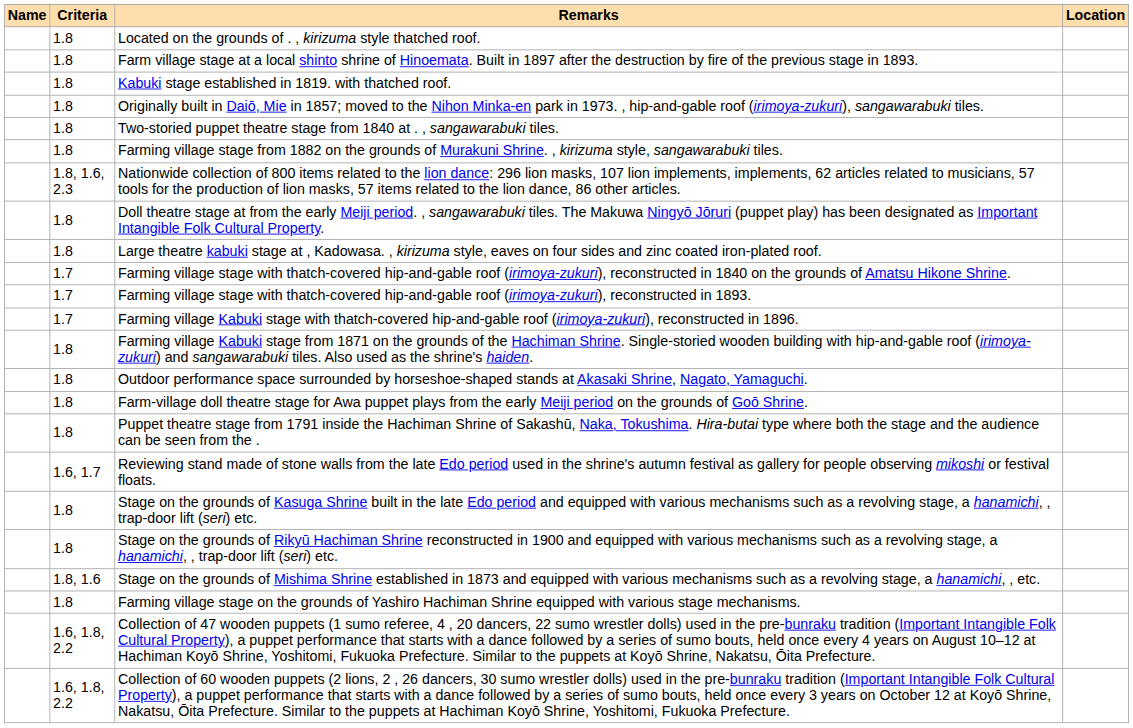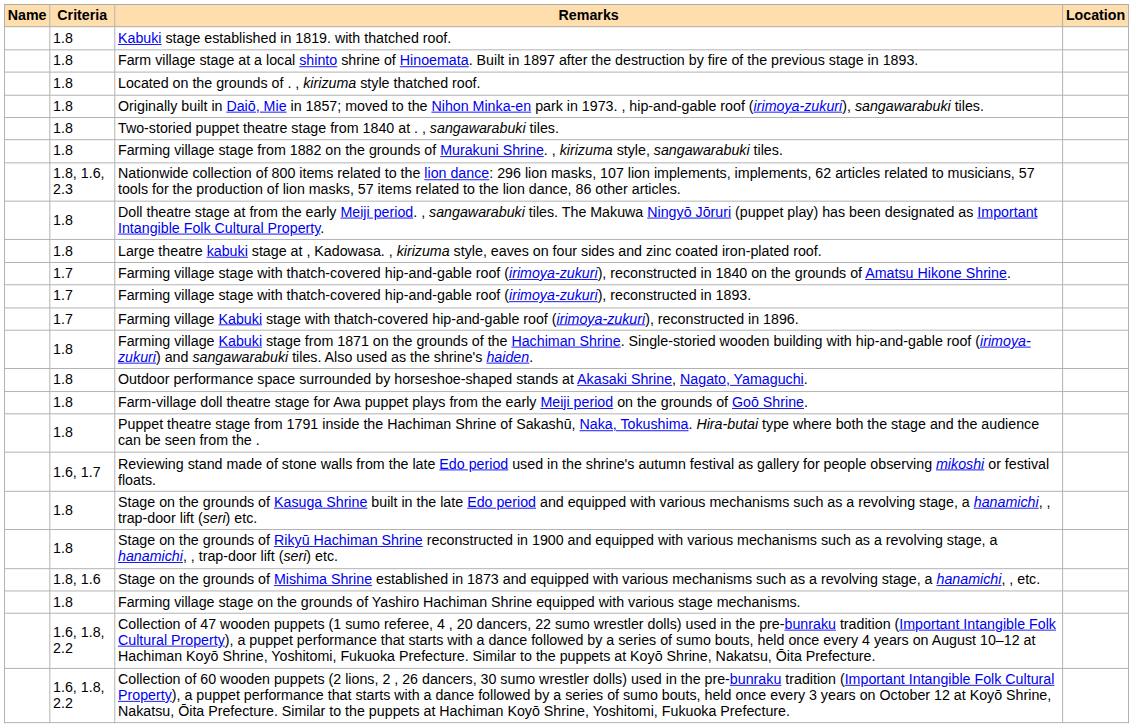rows swapped: (299, 38) <-> (285, 83)
